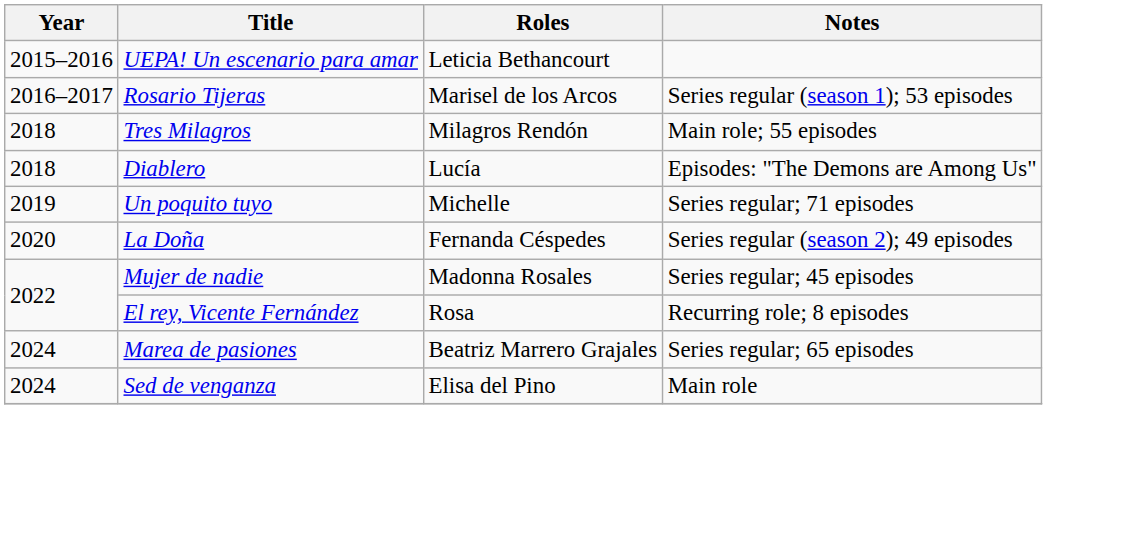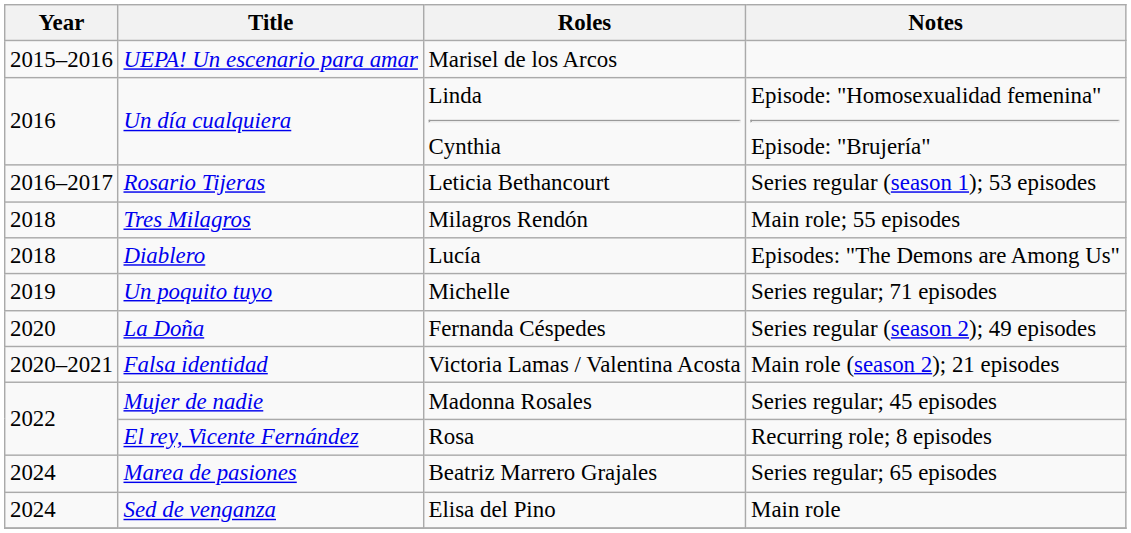(519, 58) Leticia Bethancourt -> (523, 58) Marisel de los Arcos
+ row: (207, 120)
(523, 95) Marisel de los Arcos -> (519, 182) Leticia Bethancourt
+ row: (196, 364)
